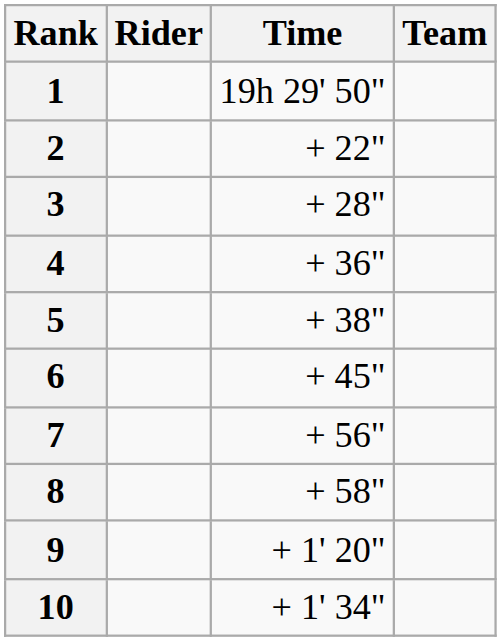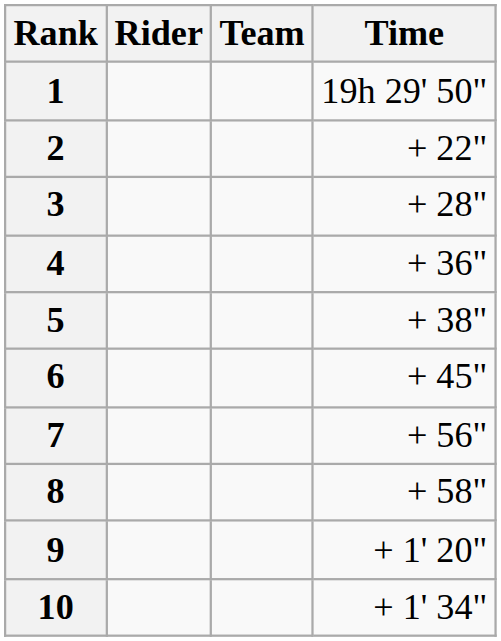columns swapped: (445, 33) <-> (303, 33)
